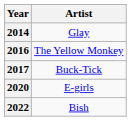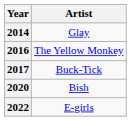(79, 88) E-girls -> (79, 88) Bish
(79, 107) Bish -> (79, 107) E-girls
